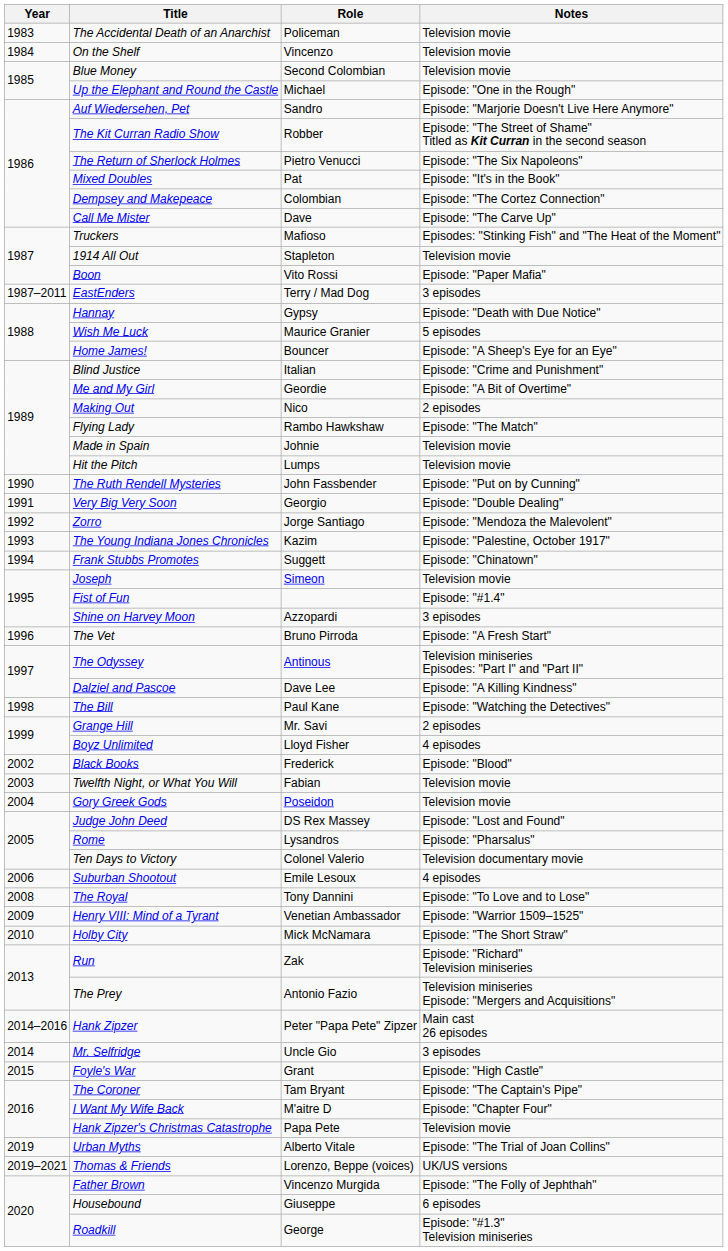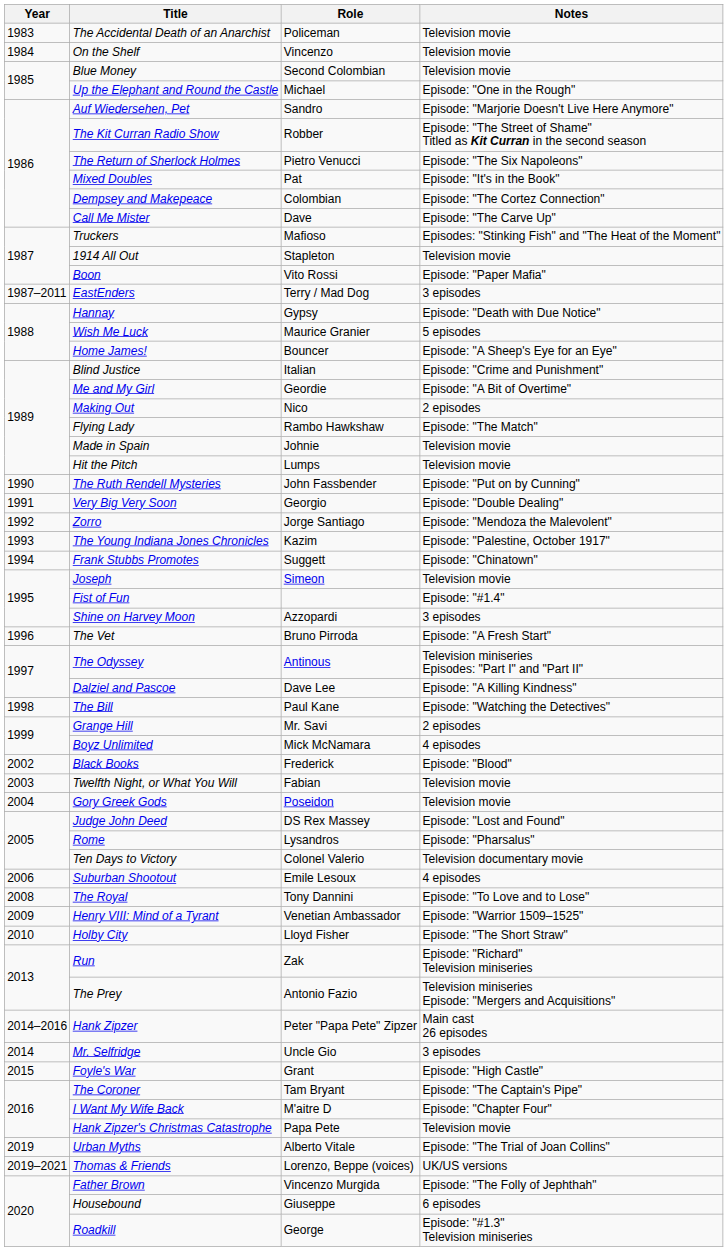(316, 745) Lloyd Fisher -> (327, 745) Mick McNamara
(327, 935) Mick McNamara -> (316, 935) Lloyd Fisher
